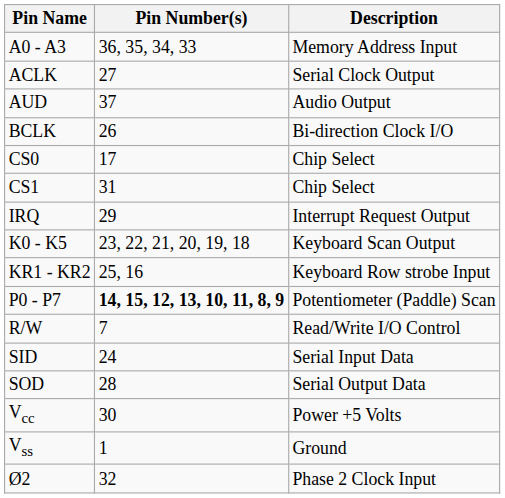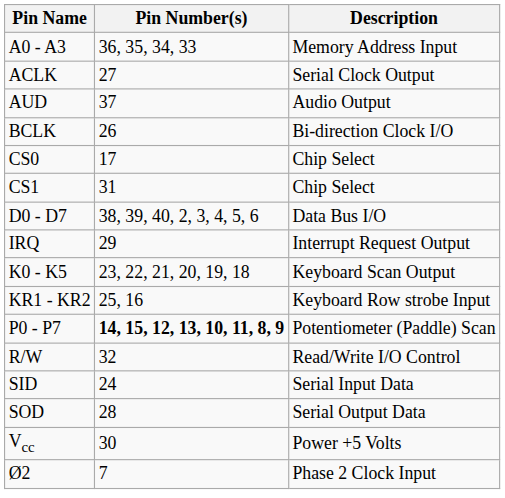+ row: (38, 215)
(103, 328) 7 -> (108, 356) 32
- row: (21, 448)
(108, 478) 32 -> (103, 473) 7
